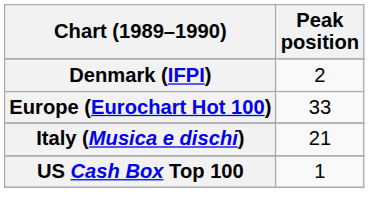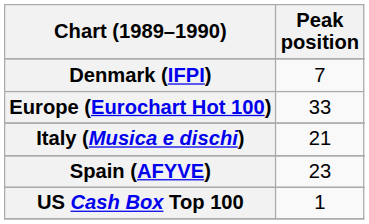(320, 75) 2 -> (320, 75) 7
+ row: (140, 171)
